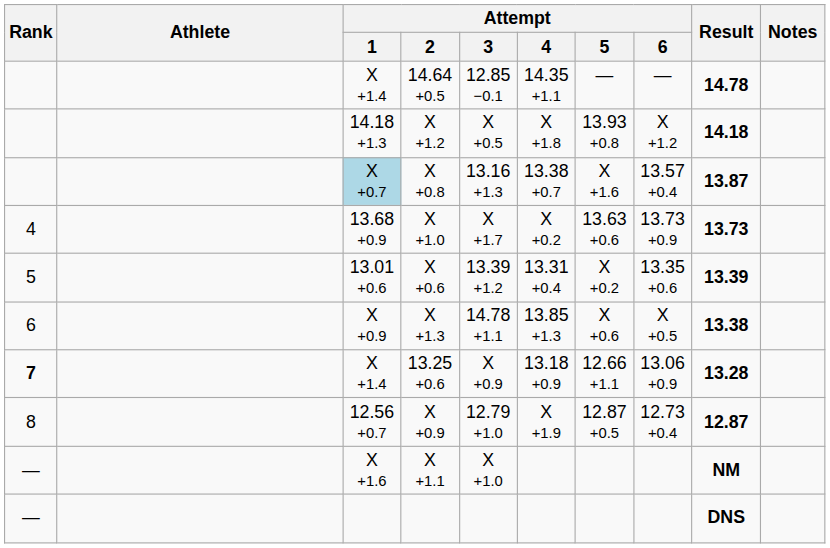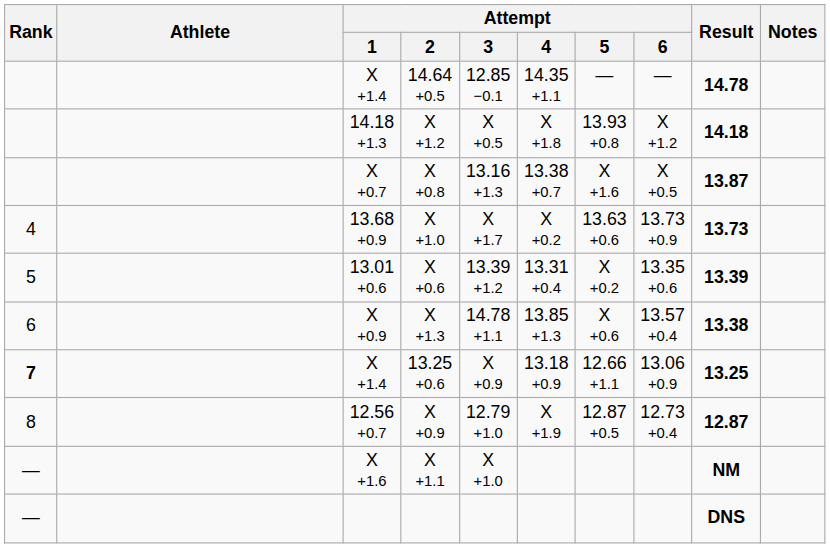(372, 181) lightblue background -> (372, 181) no background
(663, 181) 13.57 +0.4 -> (663, 181) X +0.5
(663, 325) X +0.5 -> (663, 325) 13.57 +0.4
(726, 373) 13.28 -> (726, 373) 13.25
